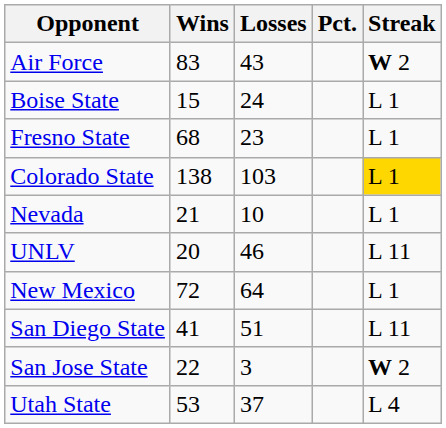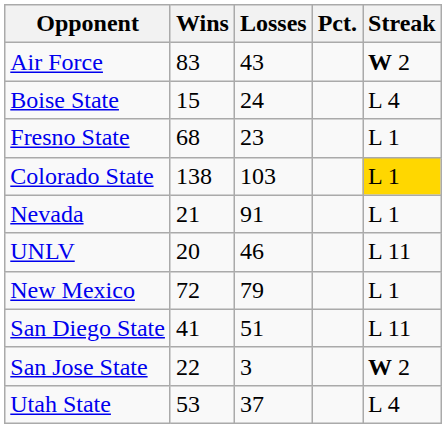(384, 99) L 1 -> (384, 99) L 4
(252, 213) 10 -> (252, 213) 91
(252, 289) 64 -> (252, 289) 79
